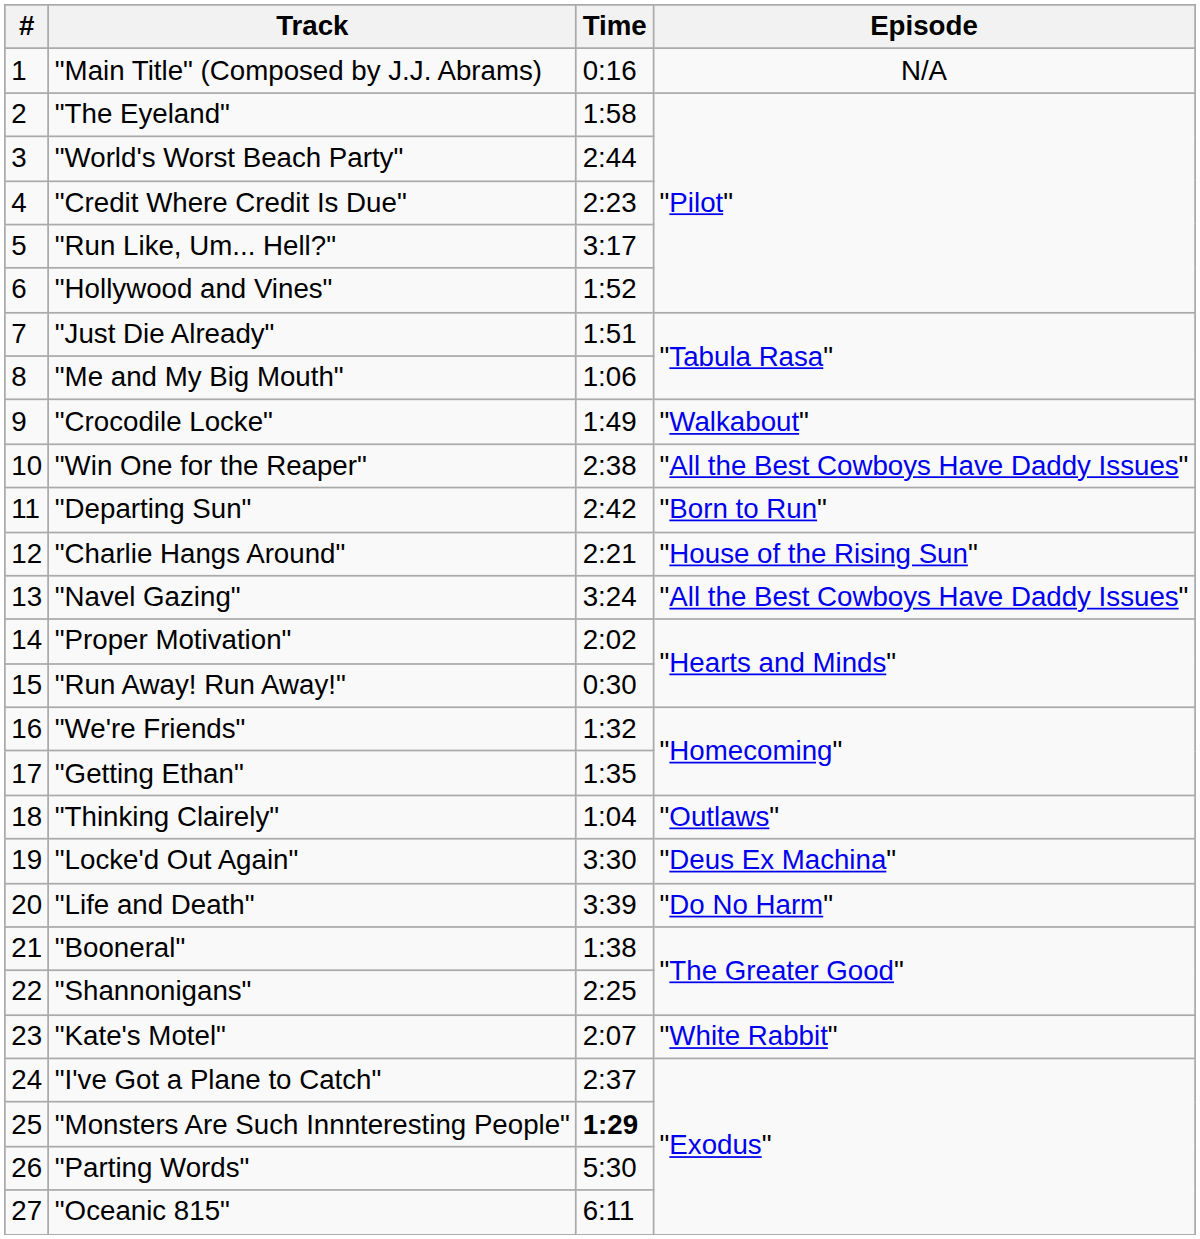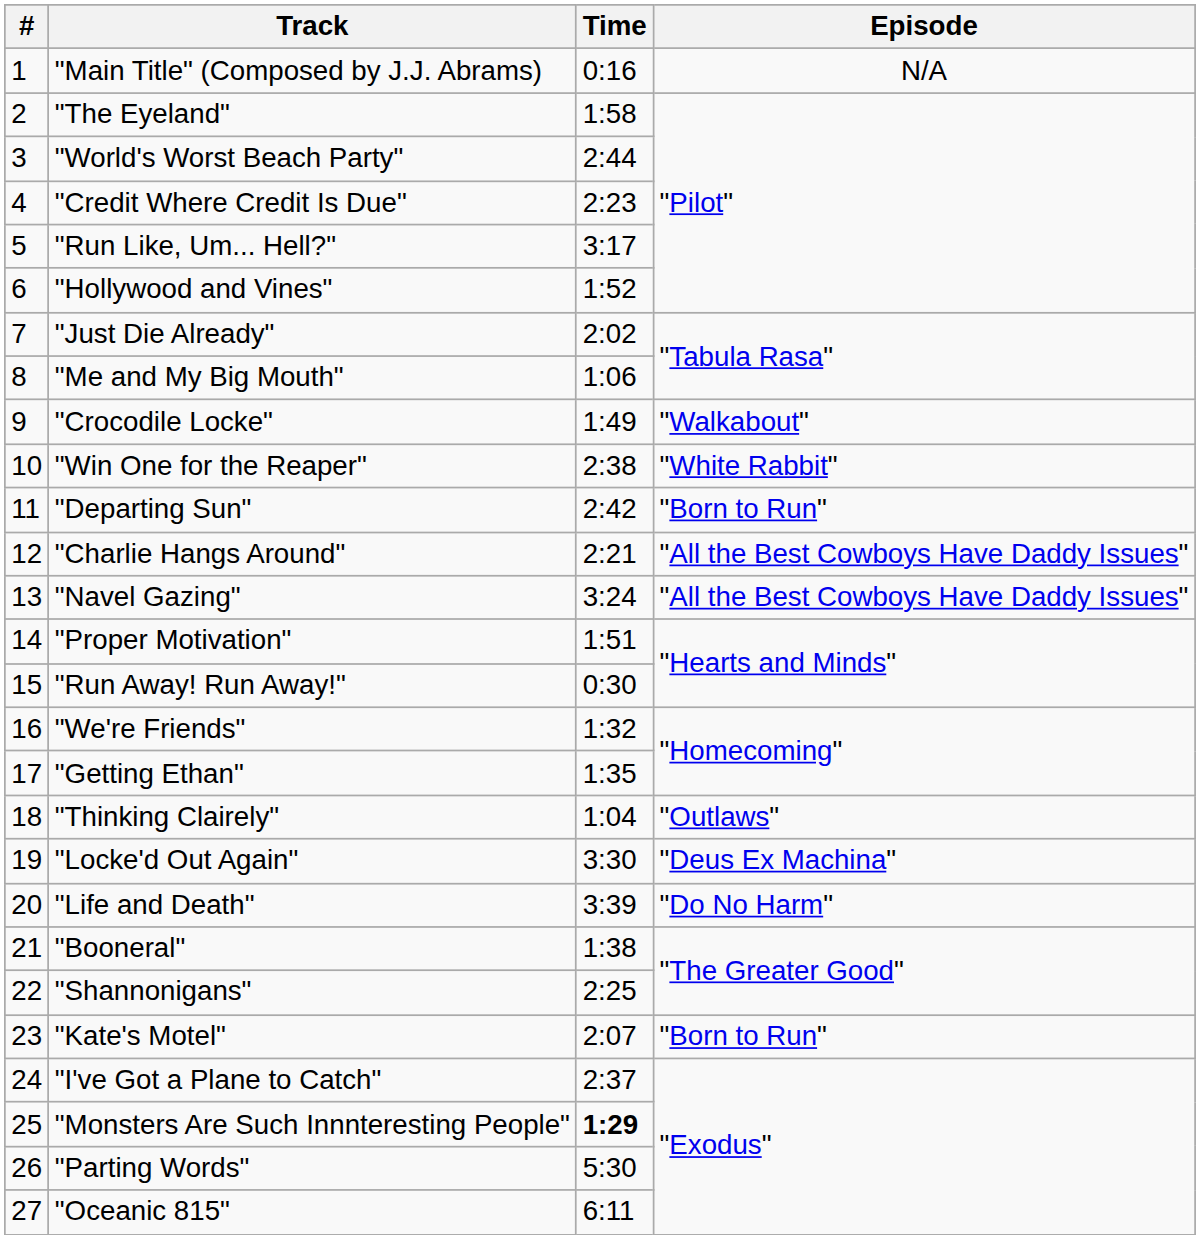(610, 333) 1:51 -> (610, 333) 2:02
(924, 465) "All the Best Cowboys Have Daddy Issues" -> (749, 465) "White Rabbit"
(819, 553) "House of the Rising Sun" -> (924, 553) "All the Best Cowboys Have Daddy Issues"
(610, 641) 2:02 -> (610, 641) 1:51
(749, 1036) "White Rabbit" -> (743, 1036) "Born to Run"
